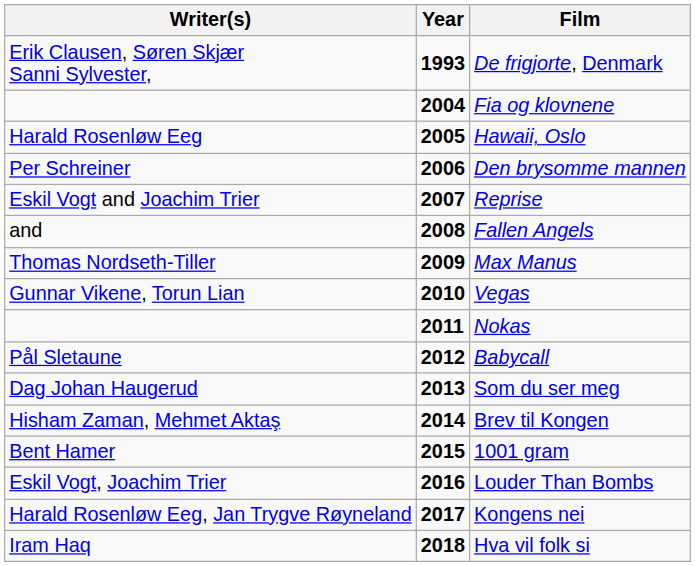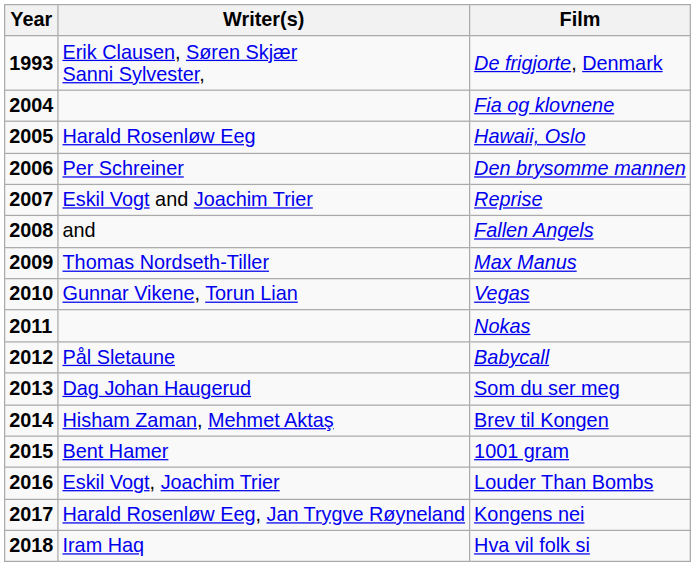columns swapped: (443, 20) <-> (210, 20)
